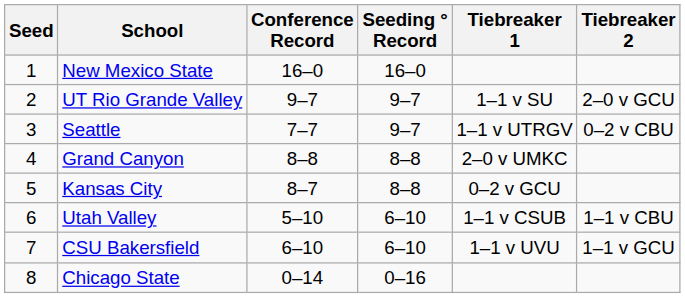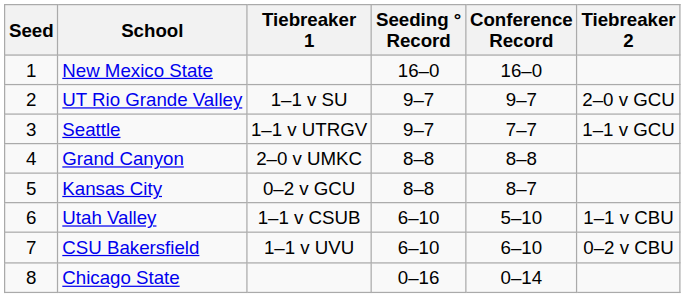columns swapped: (302, 30) <-> (515, 30)
(628, 129) 0–2 v CBU -> (628, 129) 1–1 v GCU
(628, 248) 1–1 v GCU -> (628, 248) 0–2 v CBU
